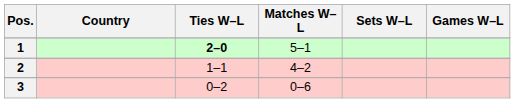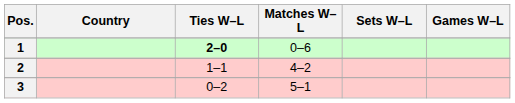(300, 48) 5–1 -> (300, 48) 0–6
(300, 87) 0–6 -> (300, 87) 5–1
